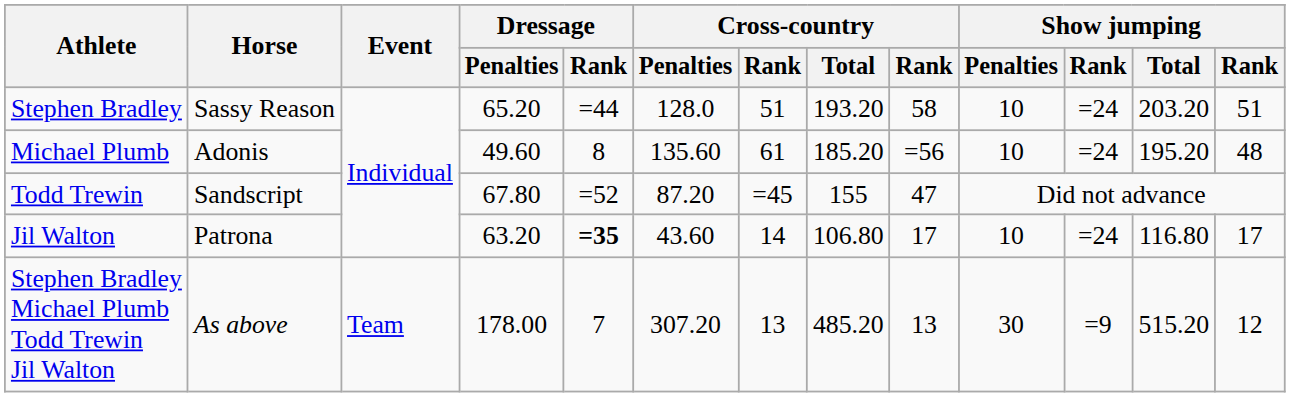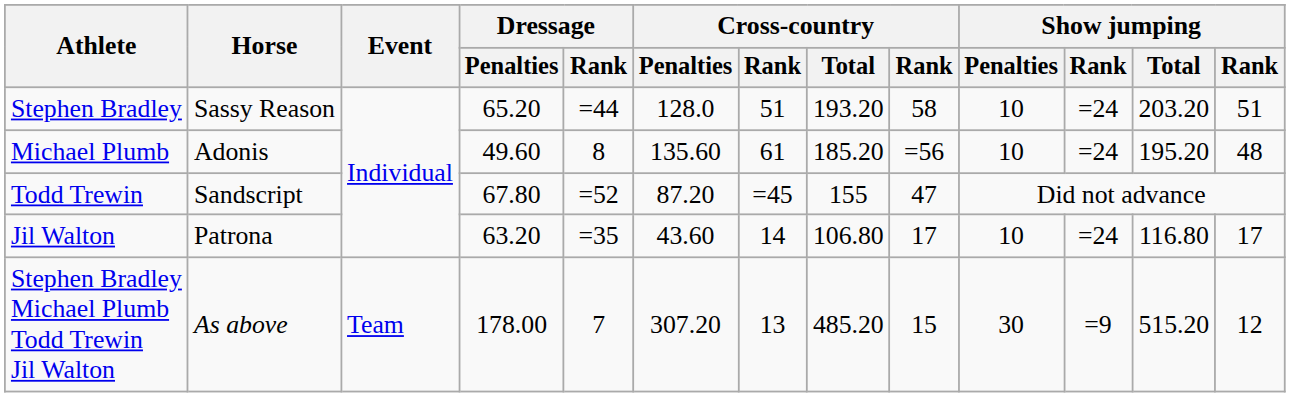(599, 236) bold -> (599, 236) normal
(924, 324) 13 -> (924, 324) 15
